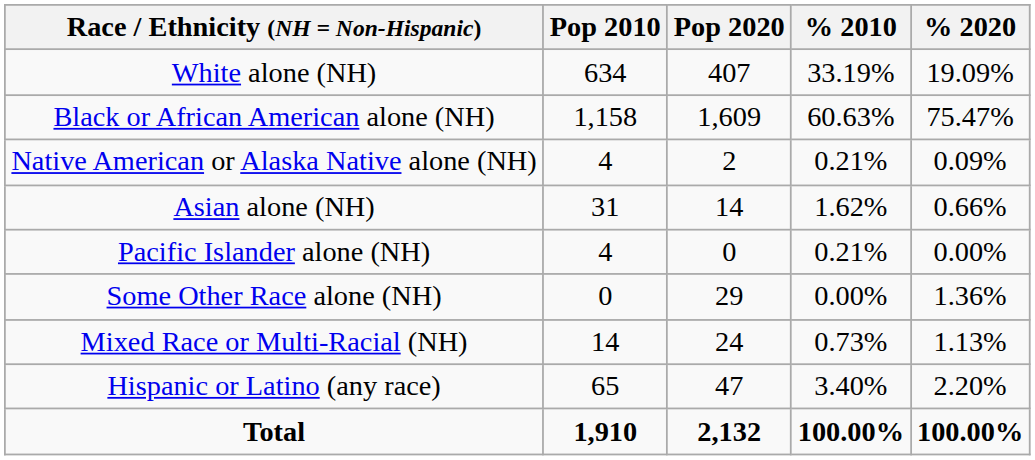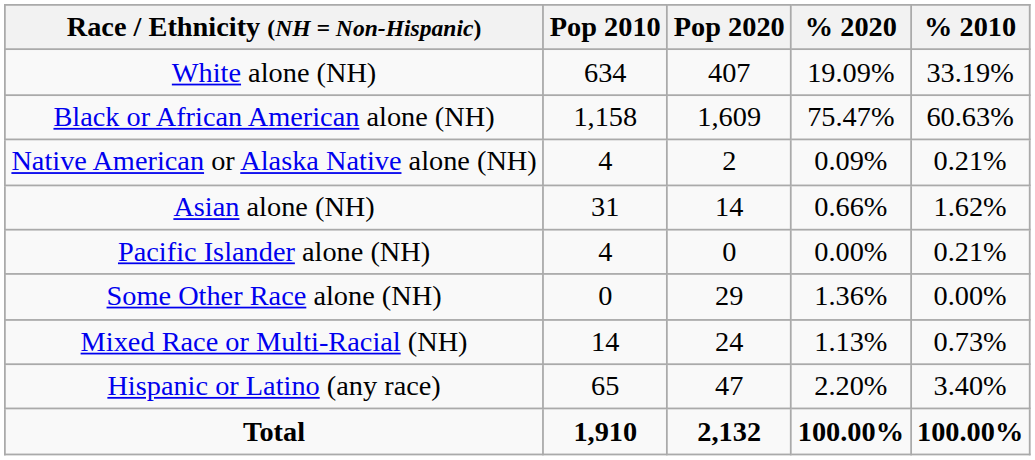columns swapped: (851, 26) <-> (970, 26)
